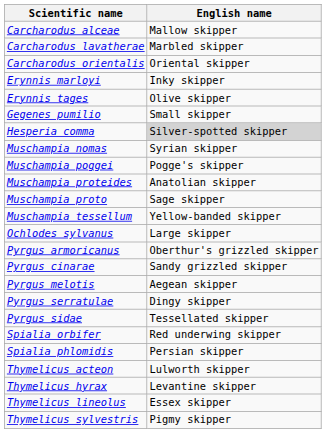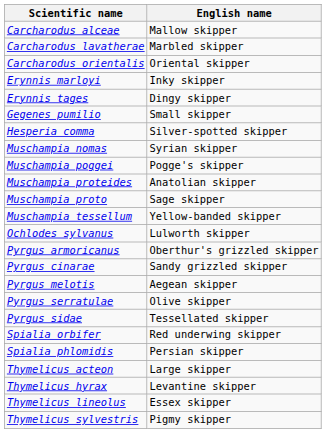(190, 98) Olive skipper -> (190, 98) Dingy skipper
(218, 132) lightgrey background -> (218, 132) no background
(190, 233) Large skipper -> (200, 233) Lulworth skipper
(190, 301) Dingy skipper -> (190, 301) Olive skipper
(200, 369) Lulworth skipper -> (190, 369) Large skipper
